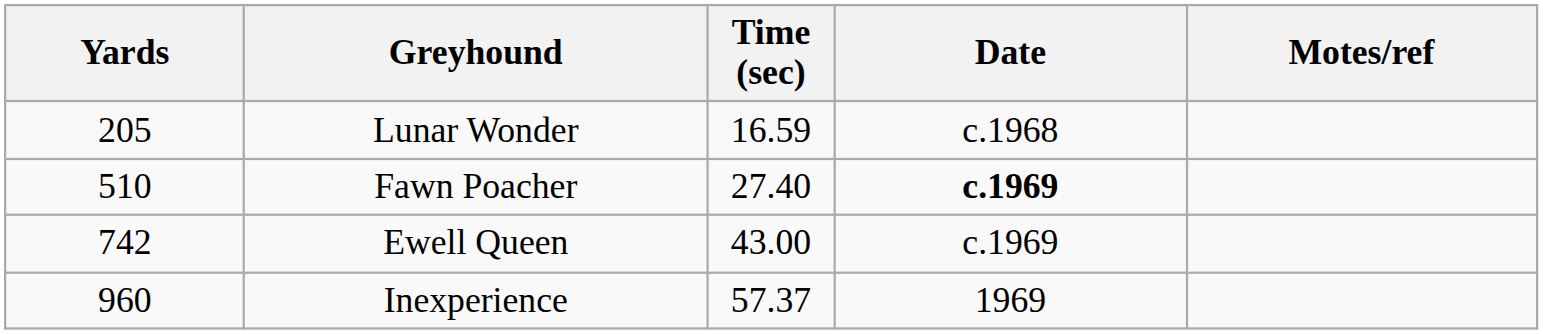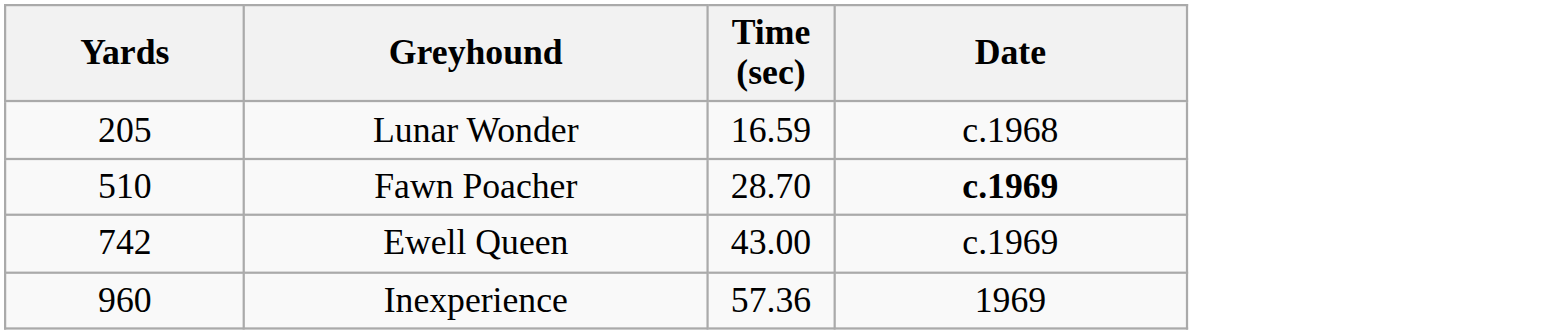- column: (1361, 52)
(771, 186) 27.40 -> (771, 186) 28.70
(771, 299) 57.37 -> (771, 299) 57.36
